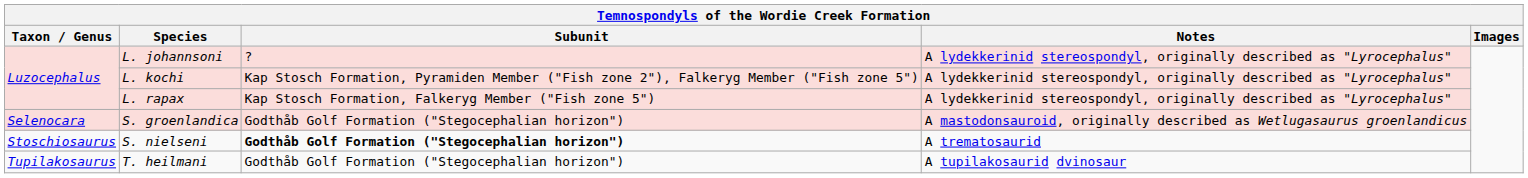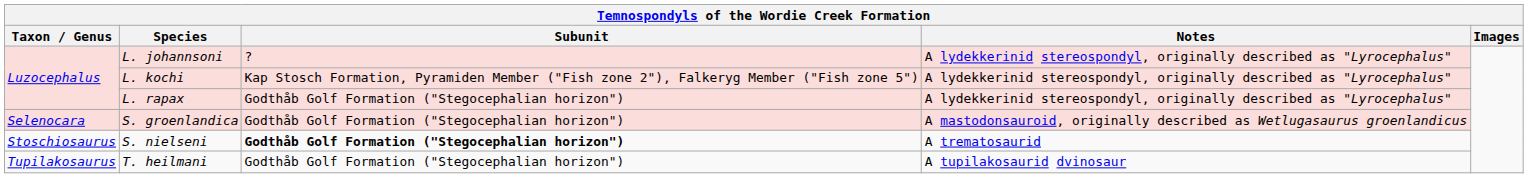(450, 99) Kap Stosch Formation, Falkeryg Member ("Fish zone 5") -> (434, 99) Godthåb Golf Formation ("Stegocephalian horizon")
